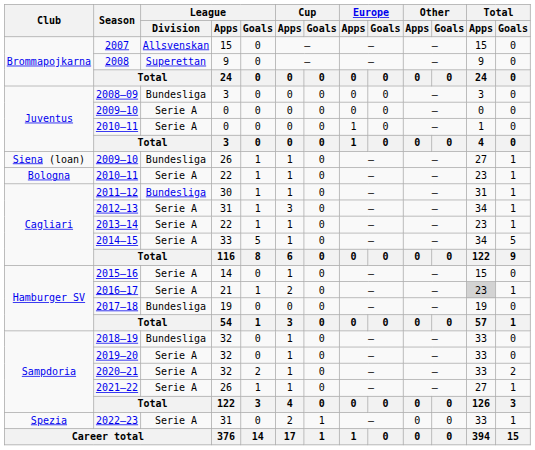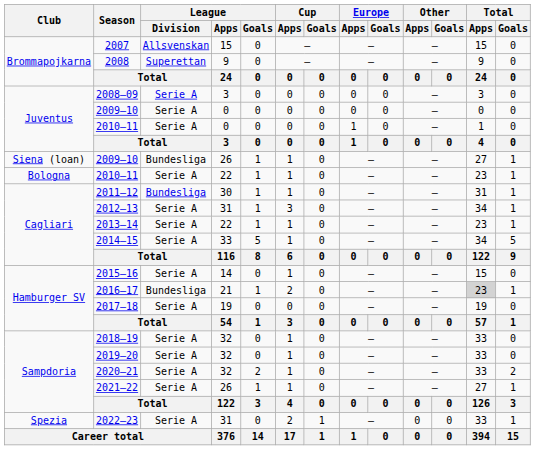(176, 94) Bundesliga -> (176, 94) Serie A
(176, 290) Serie A -> (176, 290) Bundesliga
(176, 306) Bundesliga -> (176, 306) Serie A
(176, 339) Bundesliga -> (176, 339) Serie A
